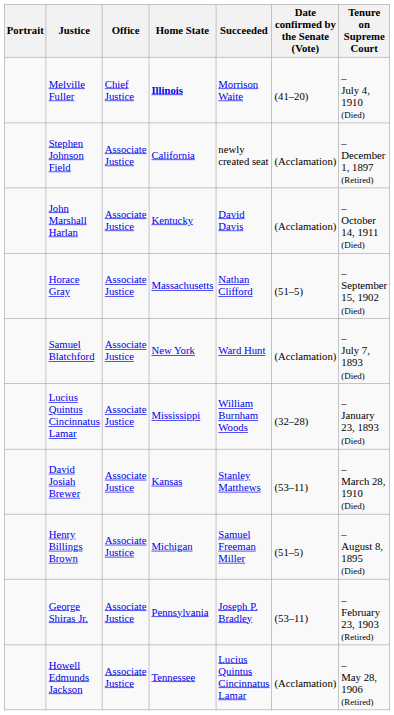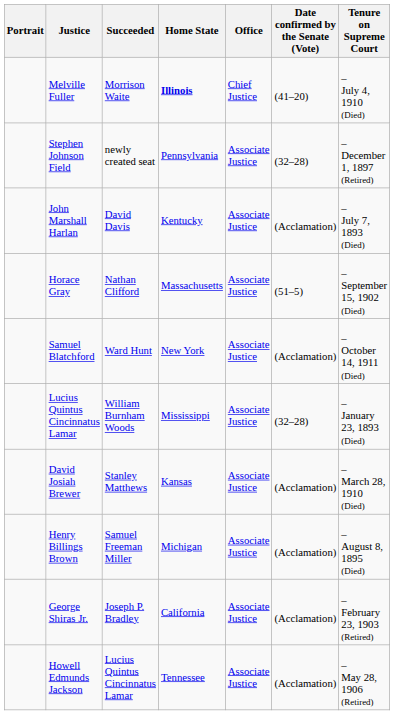columns swapped: (126, 31) <-> (244, 31)
(173, 155) California -> (190, 155) Pennsylvania
(305, 161) (Acclamation) -> (291, 161) (32–28)
(360, 226) – October 14, 1911 (Died) -> (356, 226) – July 7, 1893 (Died)
(356, 357) – July 7, 1893 (Died) -> (360, 357) – October 14, 1911 (Died)
(291, 487) (53–11) -> (305, 487) (Acclamation)
(289, 553) (51–5) -> (305, 553) (Acclamation)
(180, 612) Pennsylvania -> (183, 612) California
(291, 618) (53–11) -> (305, 618) (Acclamation)
